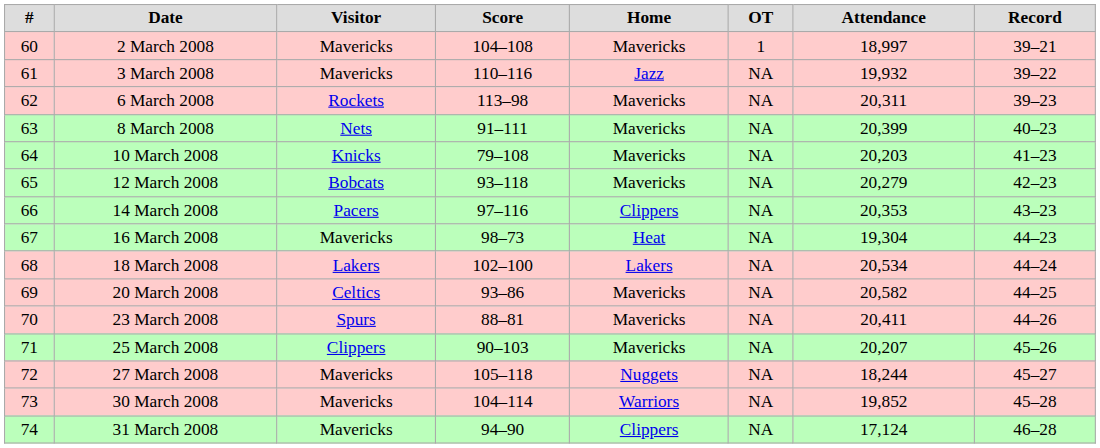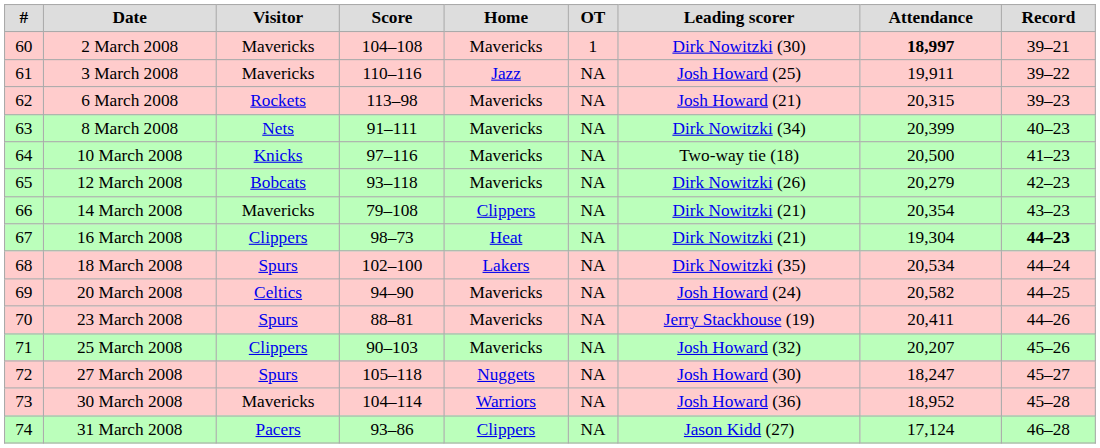+ column: (739, 18)
(884, 45) normal -> (931, 45) bold
(884, 73) 19,932 -> (931, 73) 19,911
(884, 100) 20,311 -> (931, 100) 20,315
(503, 155) 79–108 -> (392, 155) 97–116
(884, 155) 20,203 -> (931, 155) 20,500
(356, 210) Pacers -> (278, 210) Mavericks
(503, 210) 97–116 -> (392, 210) 79–108
(884, 210) 20,353 -> (931, 210) 20,354
(356, 237) Mavericks -> (278, 237) Clippers
(1035, 237) normal -> (1048, 237) bold
(356, 264) Lakers -> (278, 264) Spurs
(503, 292) 93–86 -> (392, 292) 94–90
(356, 374) Mavericks -> (278, 374) Spurs
(884, 374) 18,244 -> (931, 374) 18,247
(884, 401) 19,852 -> (931, 401) 18,952
(356, 429) Mavericks -> (278, 429) Pacers
(503, 429) 94–90 -> (392, 429) 93–86
